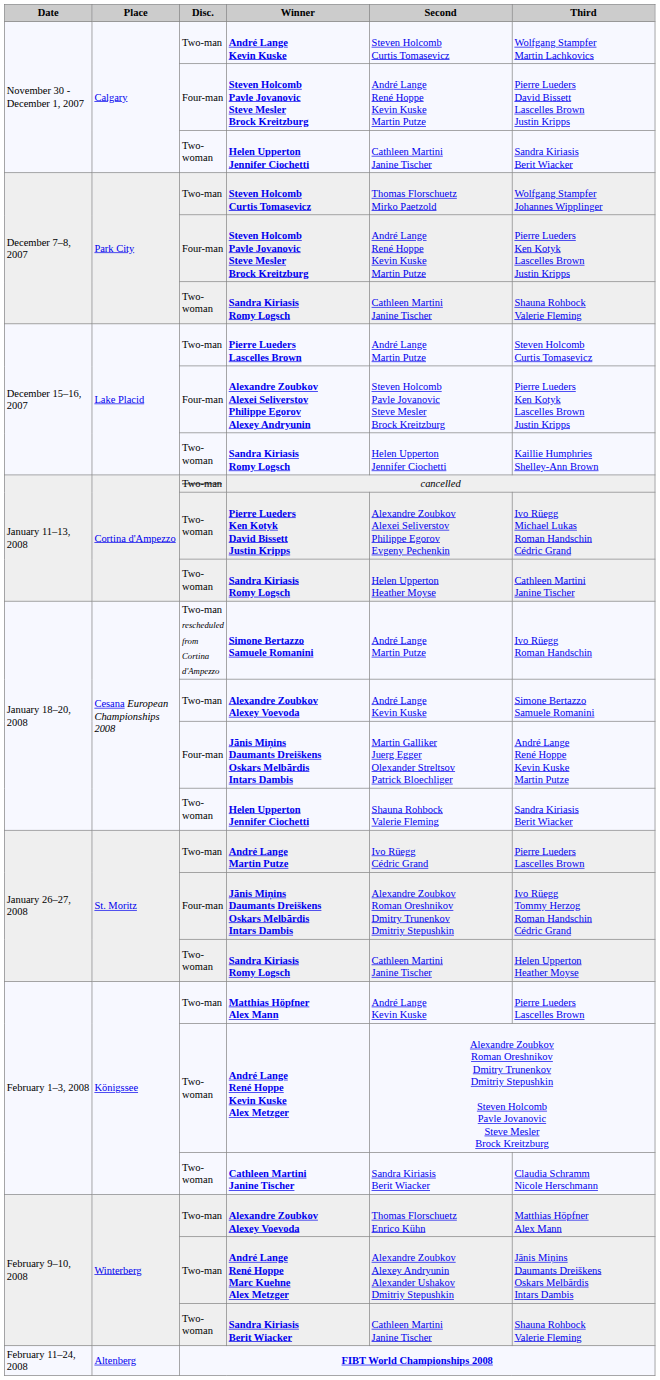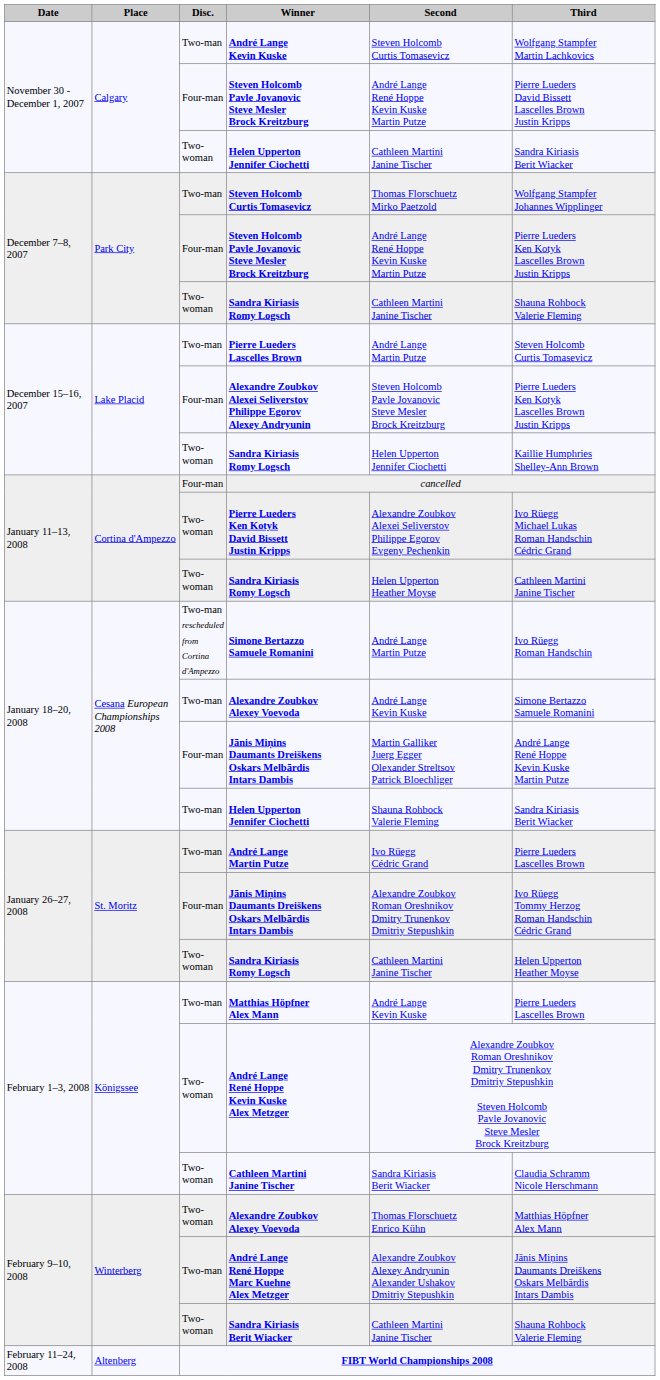(202, 483) Two-man -> (203, 483) Four-man
(197, 809) Two-woman -> (202, 809) Two-man
(202, 1215) Two-man -> (197, 1215) Two-woman
